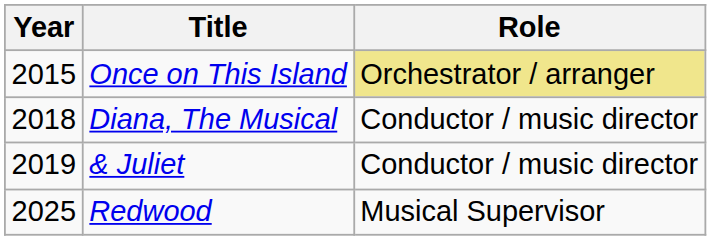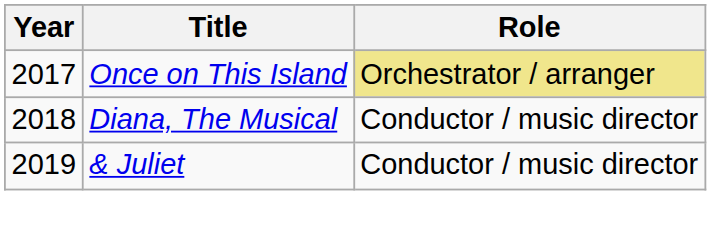(44, 73) 2015 -> (44, 73) 2017
- row: (151, 211)
